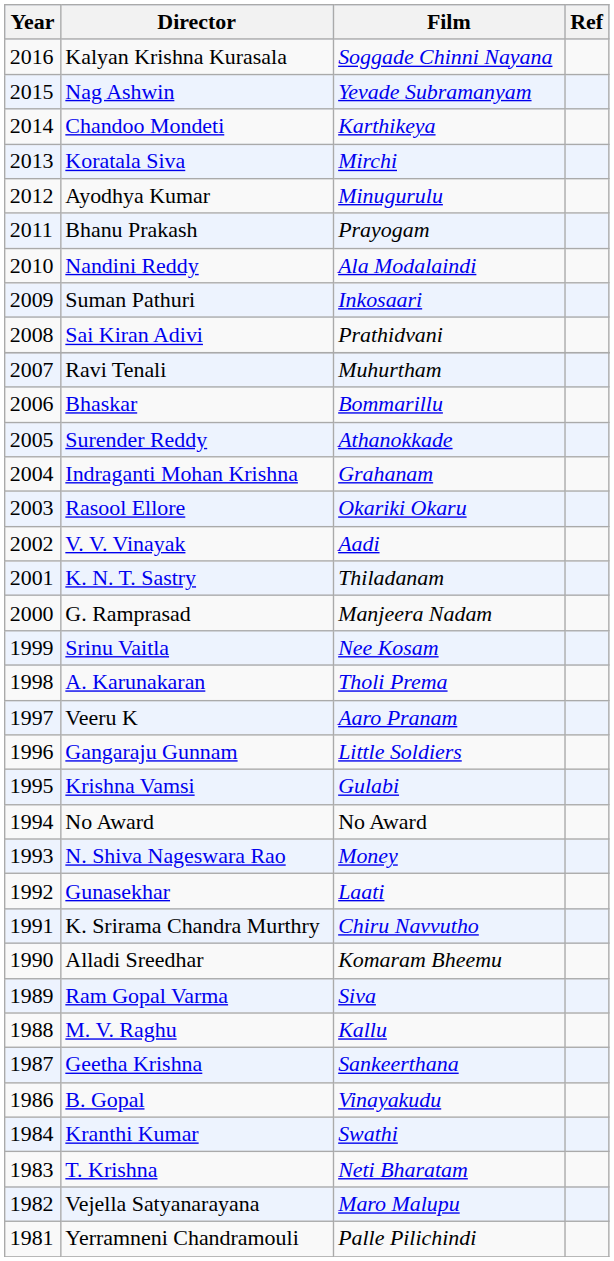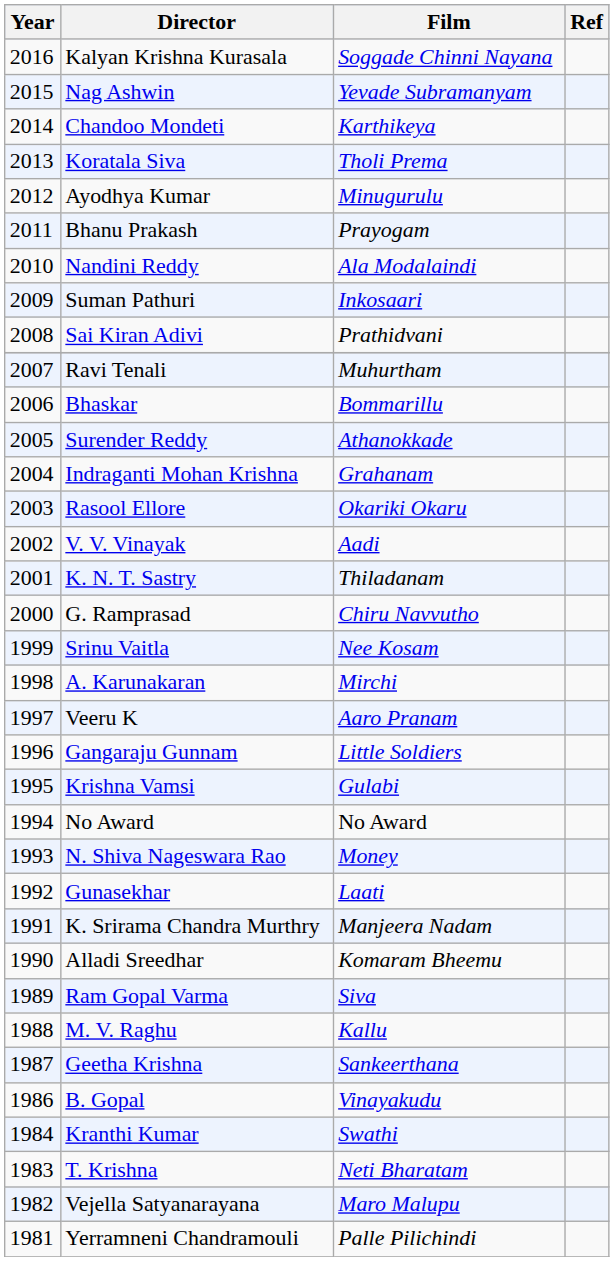(368, 160) Mirchi -> (393, 160) Tholi Prema
(415, 612) Manjeera Nadam -> (408, 612) Chiru Navvutho
(393, 682) Tholi Prema -> (368, 682) Mirchi
(408, 925) Chiru Navvutho -> (415, 925) Manjeera Nadam
